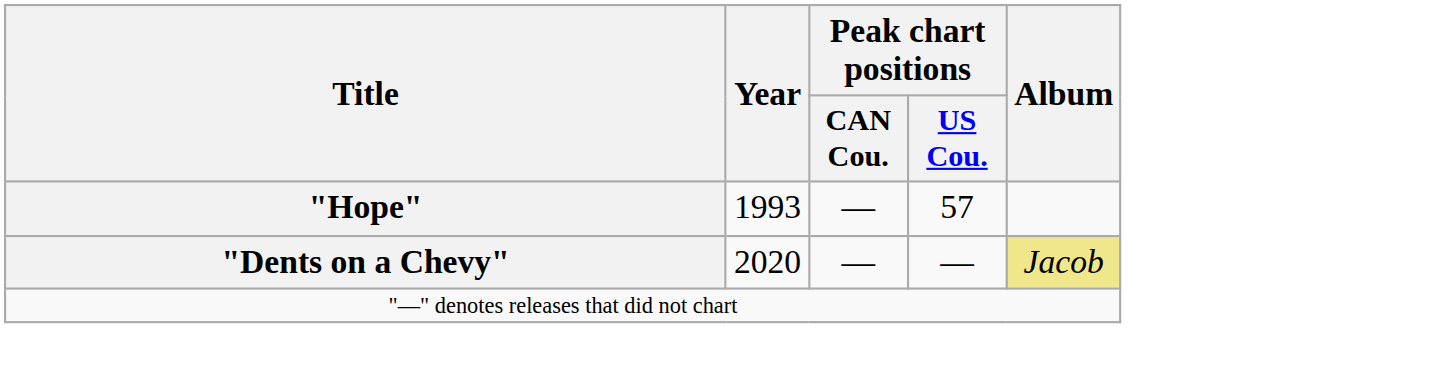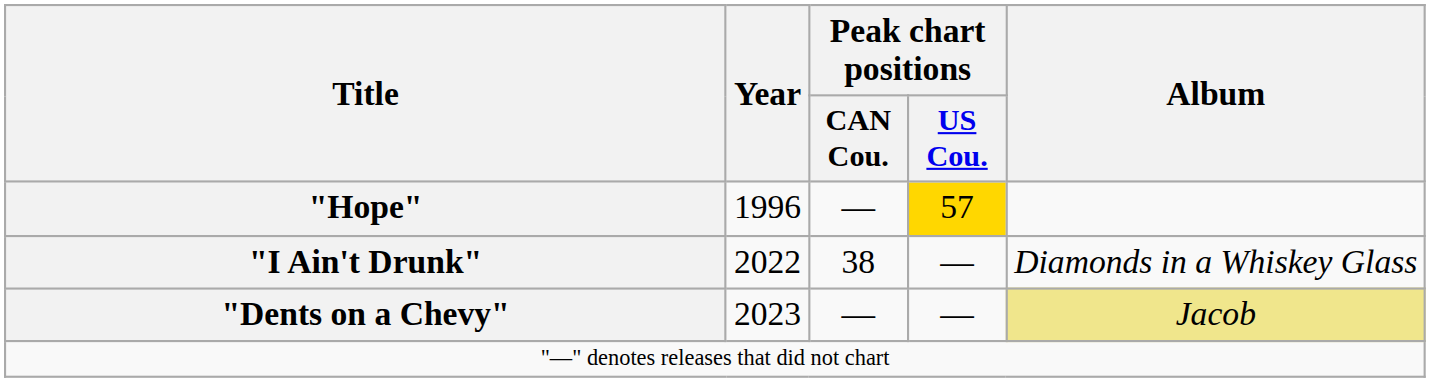(767, 207) 1993 -> (767, 207) 1996
(957, 207) no background -> (957, 207) gold background
+ row: (366, 261)
(767, 261) 2020 -> (767, 314) 2023
